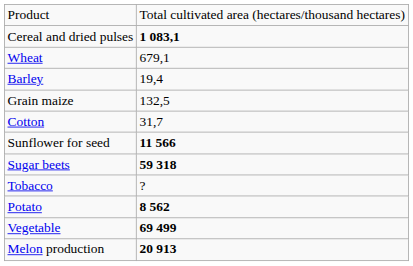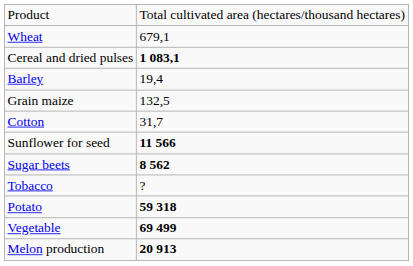rows swapped: (70, 36) <-> (25, 57)
(158, 164) 59 318 -> (155, 164) 8 562
(155, 206) 8 562 -> (158, 206) 59 318
